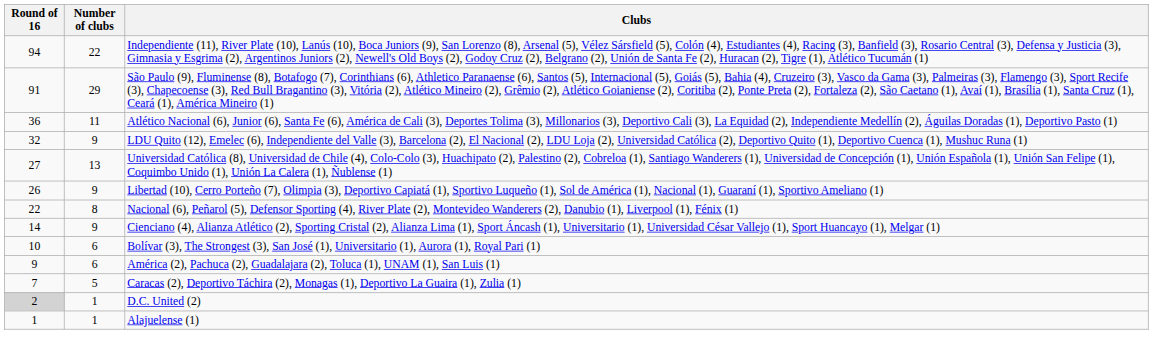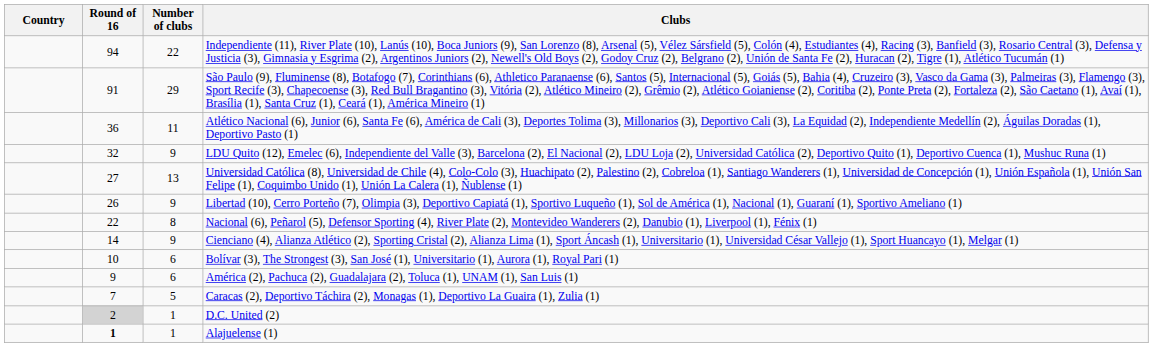+ column: (44, 20)
(34, 320) normal -> (113, 333) bold
